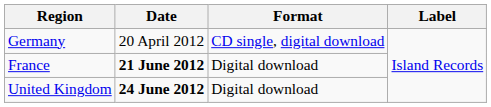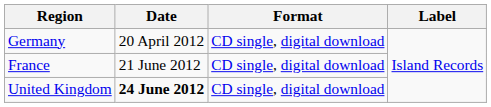(161, 65) bold -> (160, 65) normal
(265, 65) Digital download -> (298, 65) CD single, digital download
(265, 89) Digital download -> (298, 89) CD single, digital download
